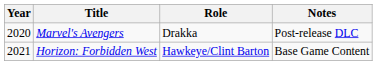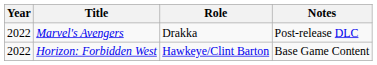(19, 32) 2020 -> (19, 32) 2022
(19, 51) 2021 -> (19, 51) 2022
